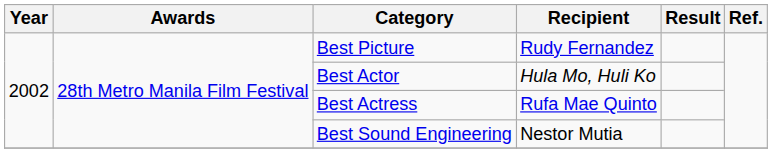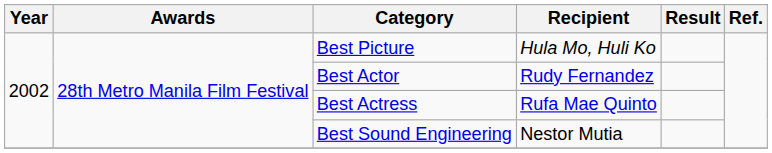(587, 47) Rudy Fernandez -> (588, 47) Hula Mo, Huli Ko
(588, 76) Hula Mo, Huli Ko -> (587, 76) Rudy Fernandez
